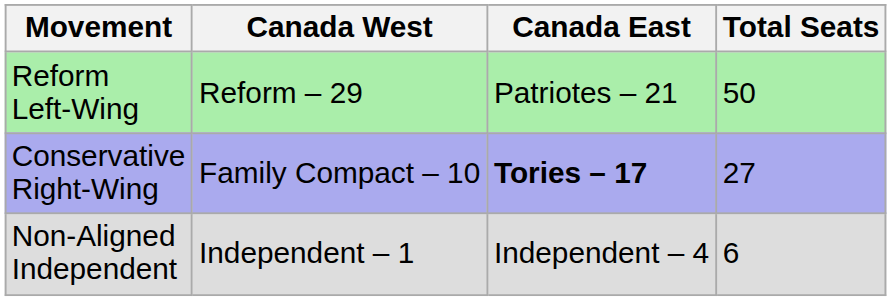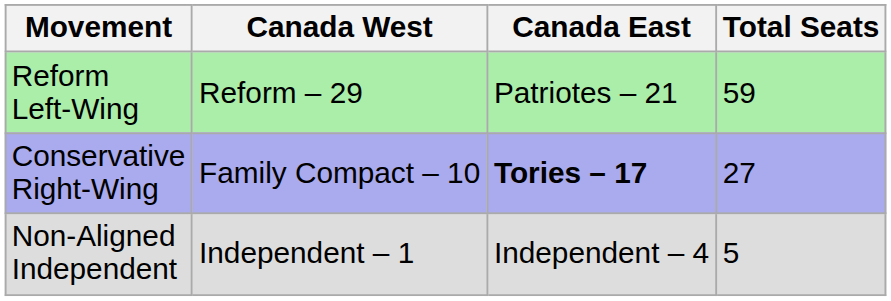(739, 92) 50 -> (739, 92) 59
(731, 253) 6 -> (731, 253) 5
